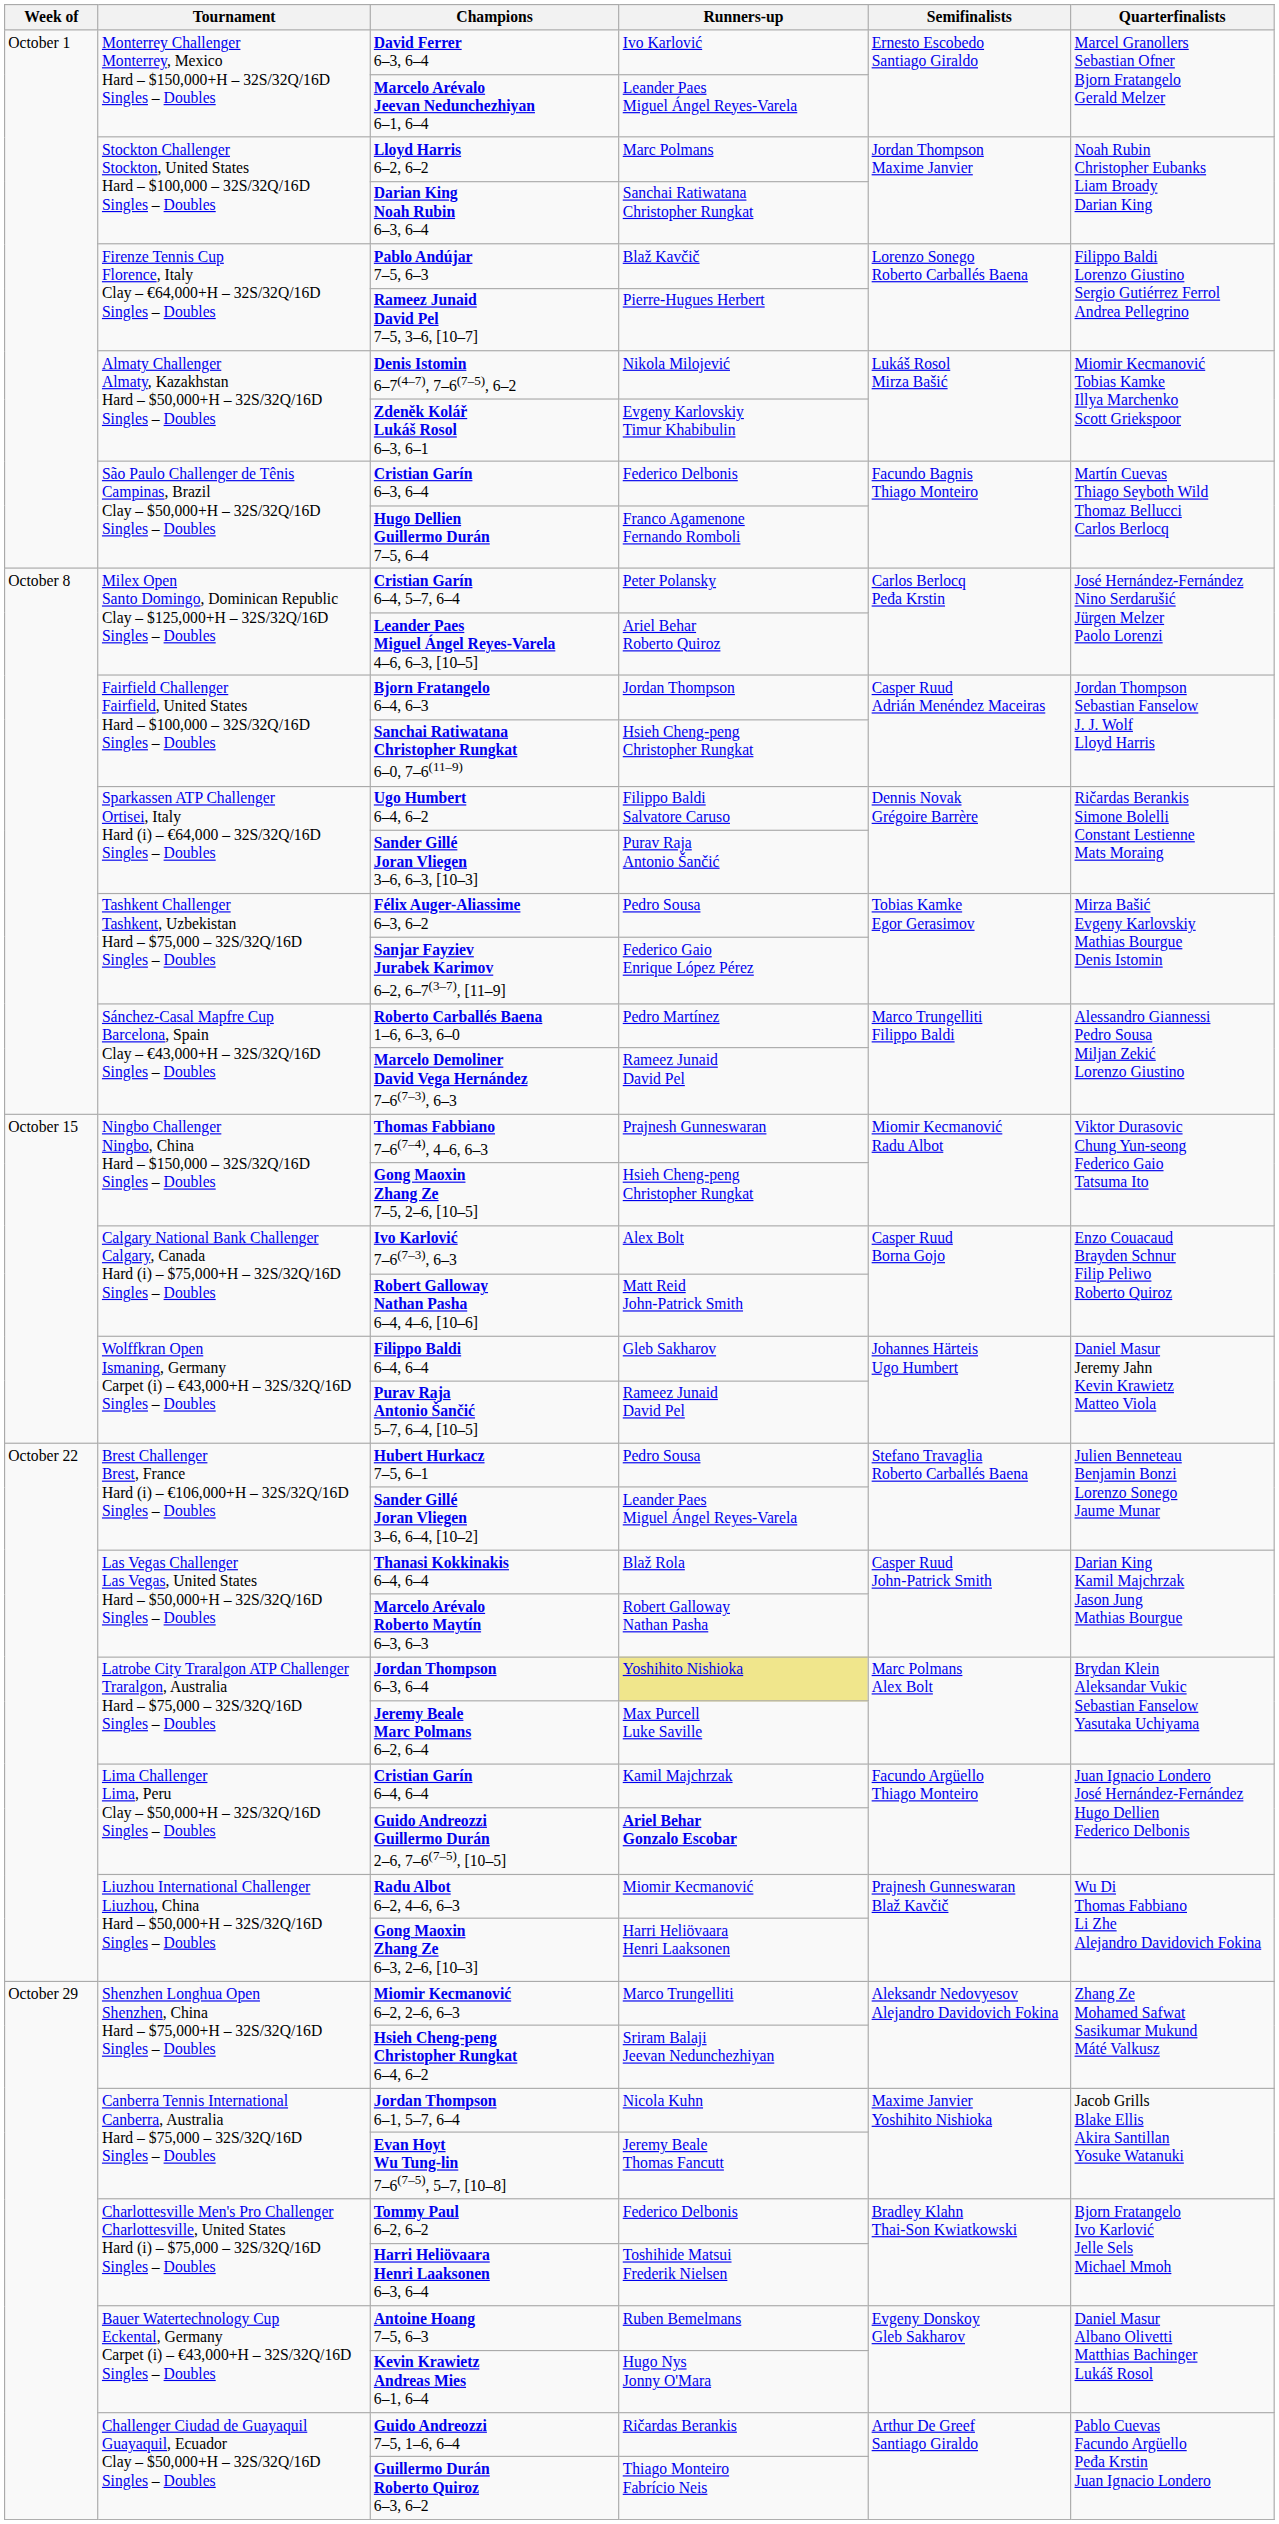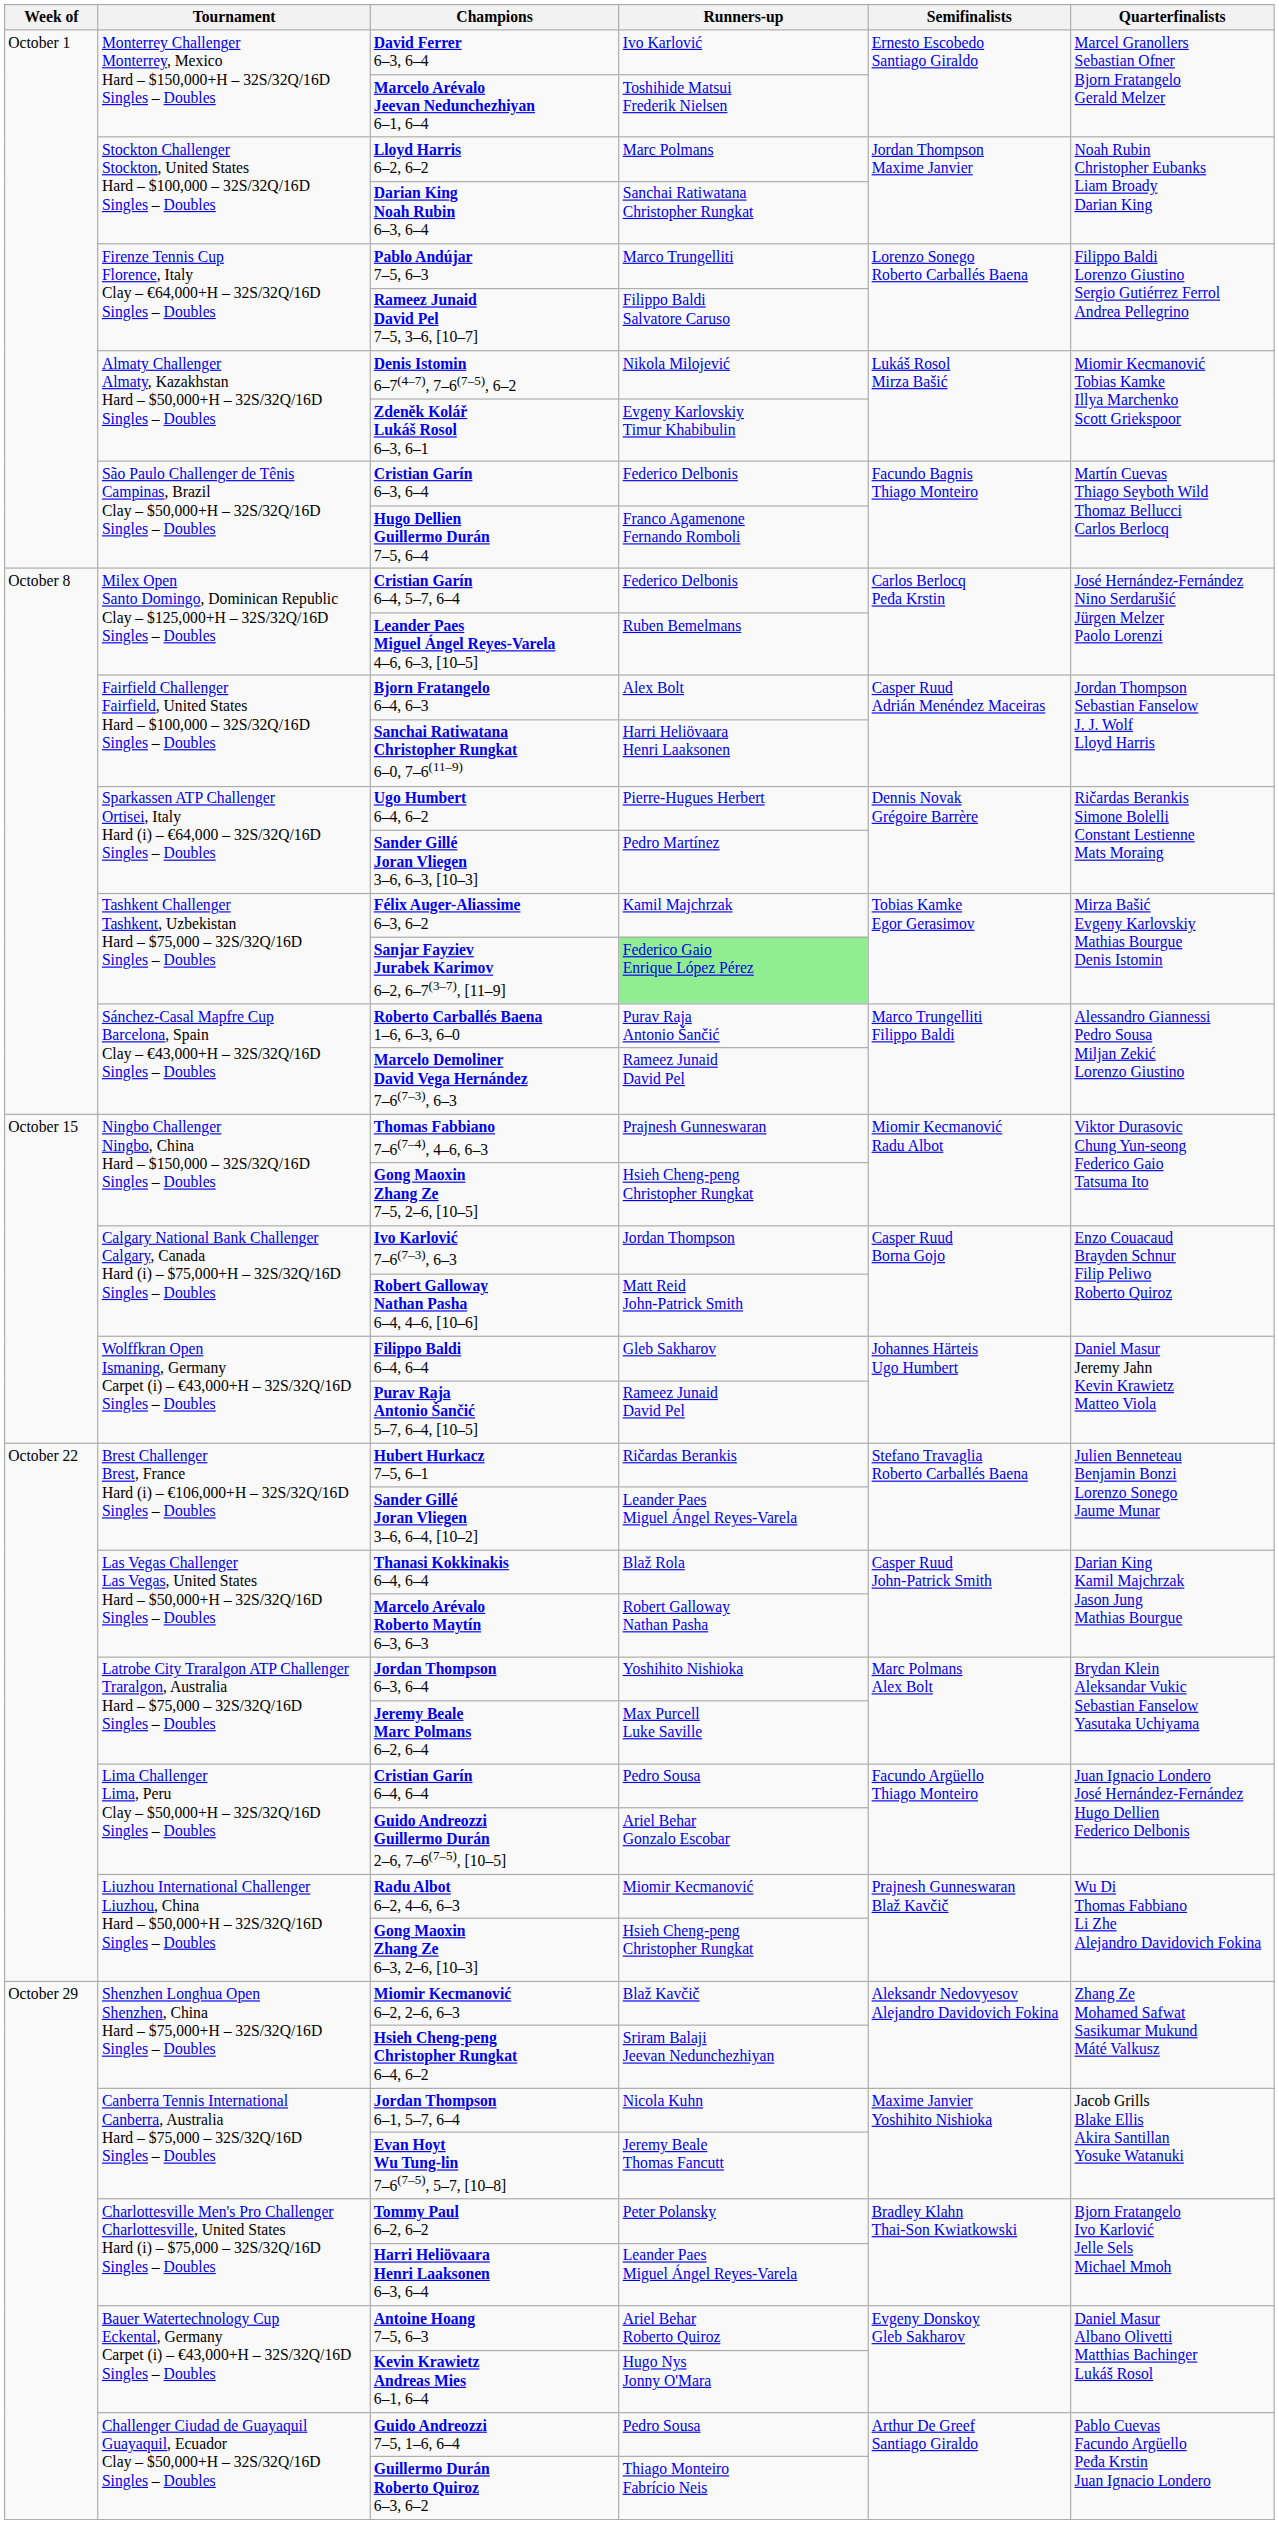(710, 96) Leander Paes Miguel Ángel Reyes-Varela -> (677, 96) Toshihide Matsui Frederik Nielsen
(661, 256) Blaž Kavčič -> (678, 256) Marco Trungelliti
(694, 300) Pierre-Hugues Herbert -> (676, 309) Filippo Baldi Salvatore Caruso
(669, 580) Peter Polansky -> (680, 580) Federico Delbonis
(672, 634) Ariel Behar Roberto Quiroz -> (682, 625) Ruben Bemelmans
(679, 687) Jordan Thompson -> (653, 687) Alex Bolt
(688, 741) Hsieh Cheng-peng Christopher Rungkat -> (676, 741) Harri Heliövaara Henri Laaksonen
(676, 807) Filippo Baldi Salvatore Caruso -> (694, 798) Pierre-Hugues Herbert
(671, 851) Purav Raja Antonio Šančić -> (671, 842) Pedro Martínez
(662, 905) Pedro Sousa -> (678, 905) Kamil Majchrzak
(688, 958) no background -> (688, 958) lightgreen background
(671, 1016) Pedro Martínez -> (671, 1025) Purav Raja Antonio Šančić
(653, 1237) Alex Bolt -> (679, 1237) Jordan Thompson
(662, 1455) Pedro Sousa -> (680, 1455) Ričardas Berankis
(683, 1669) khaki background -> (683, 1669) no background
(678, 1776) Kamil Majchrzak -> (662, 1776) Pedro Sousa
(680, 1829) bold -> (676, 1829) normal
(676, 1940) Harri Heliövaara Henri Laaksonen -> (688, 1940) Hsieh Cheng-peng Christopher Rungkat
(678, 1993) Marco Trungelliti -> (661, 1993) Blaž Kavčič
(680, 2211) Federico Delbonis -> (669, 2211) Peter Polansky
(677, 2264) Toshihide Matsui Frederik Nielsen -> (710, 2264) Leander Paes Miguel Ángel Reyes-Varela
(682, 2318) Ruben Bemelmans -> (672, 2327) Ariel Behar Roberto Quiroz
(680, 2425) Ričardas Berankis -> (662, 2425) Pedro Sousa
